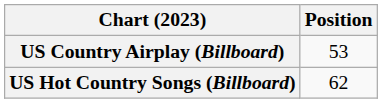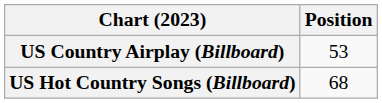(339, 82) 62 -> (339, 82) 68
